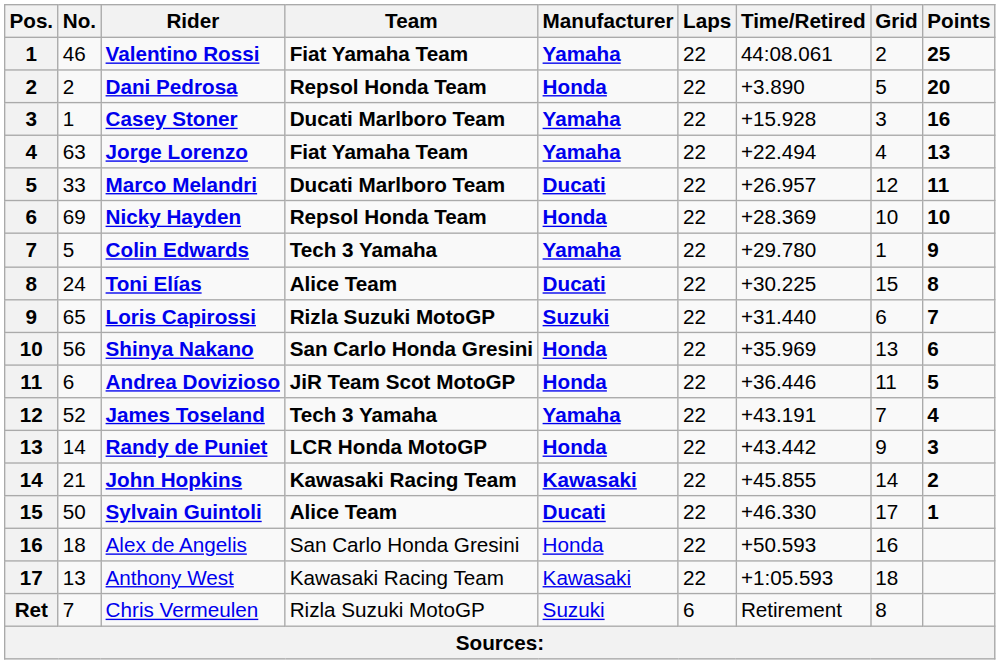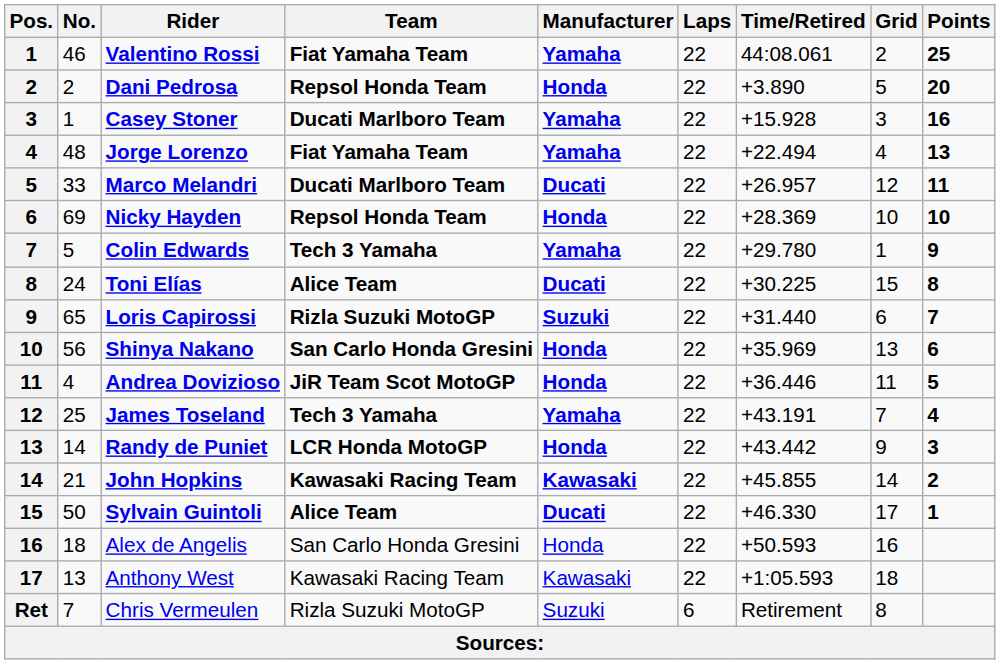(74, 152) 63 -> (74, 152) 48
(68, 381) 6 -> (68, 381) 4
(74, 414) 52 -> (74, 414) 25
